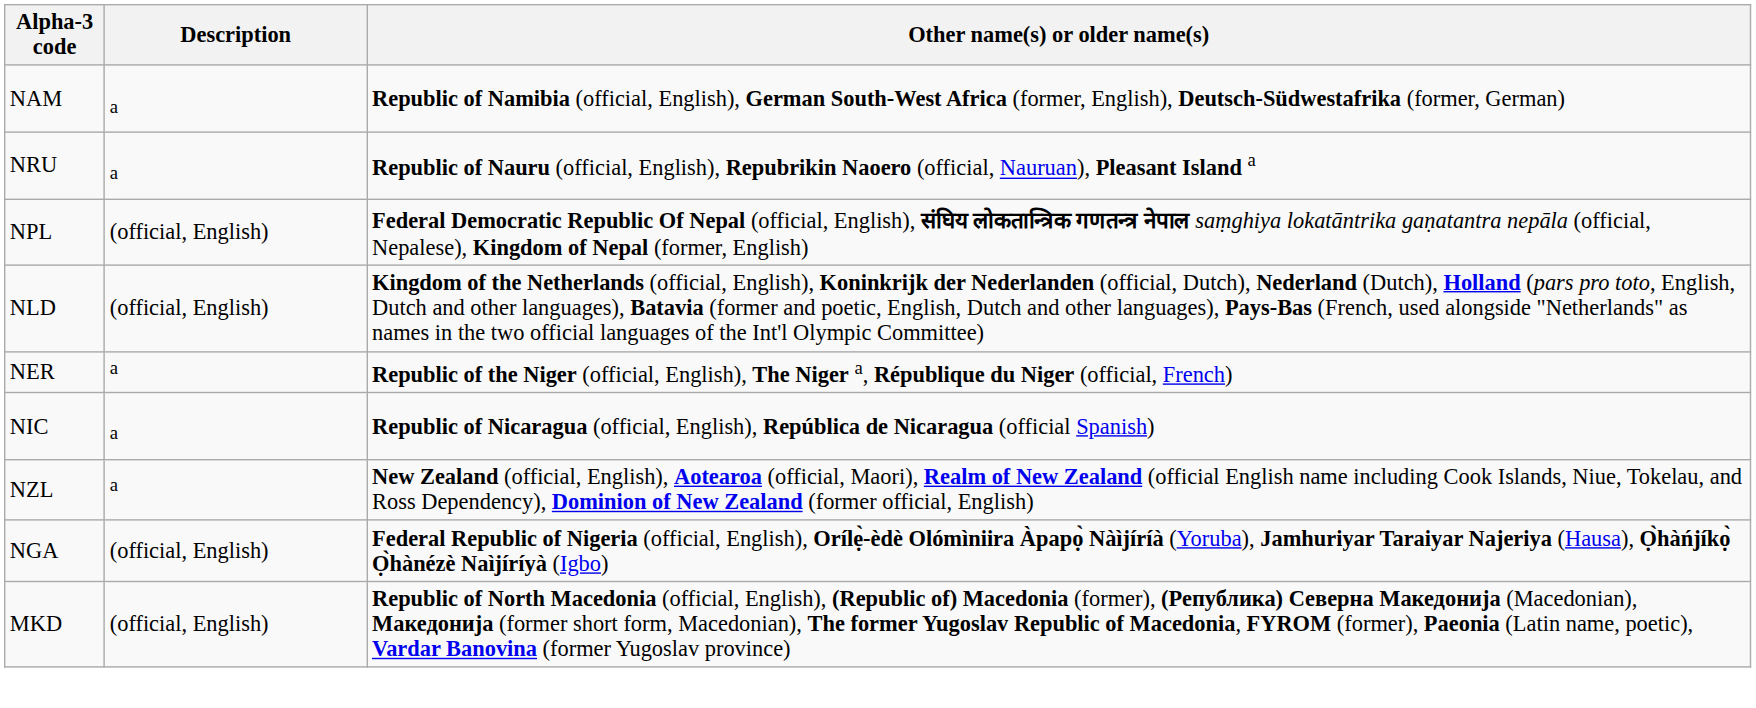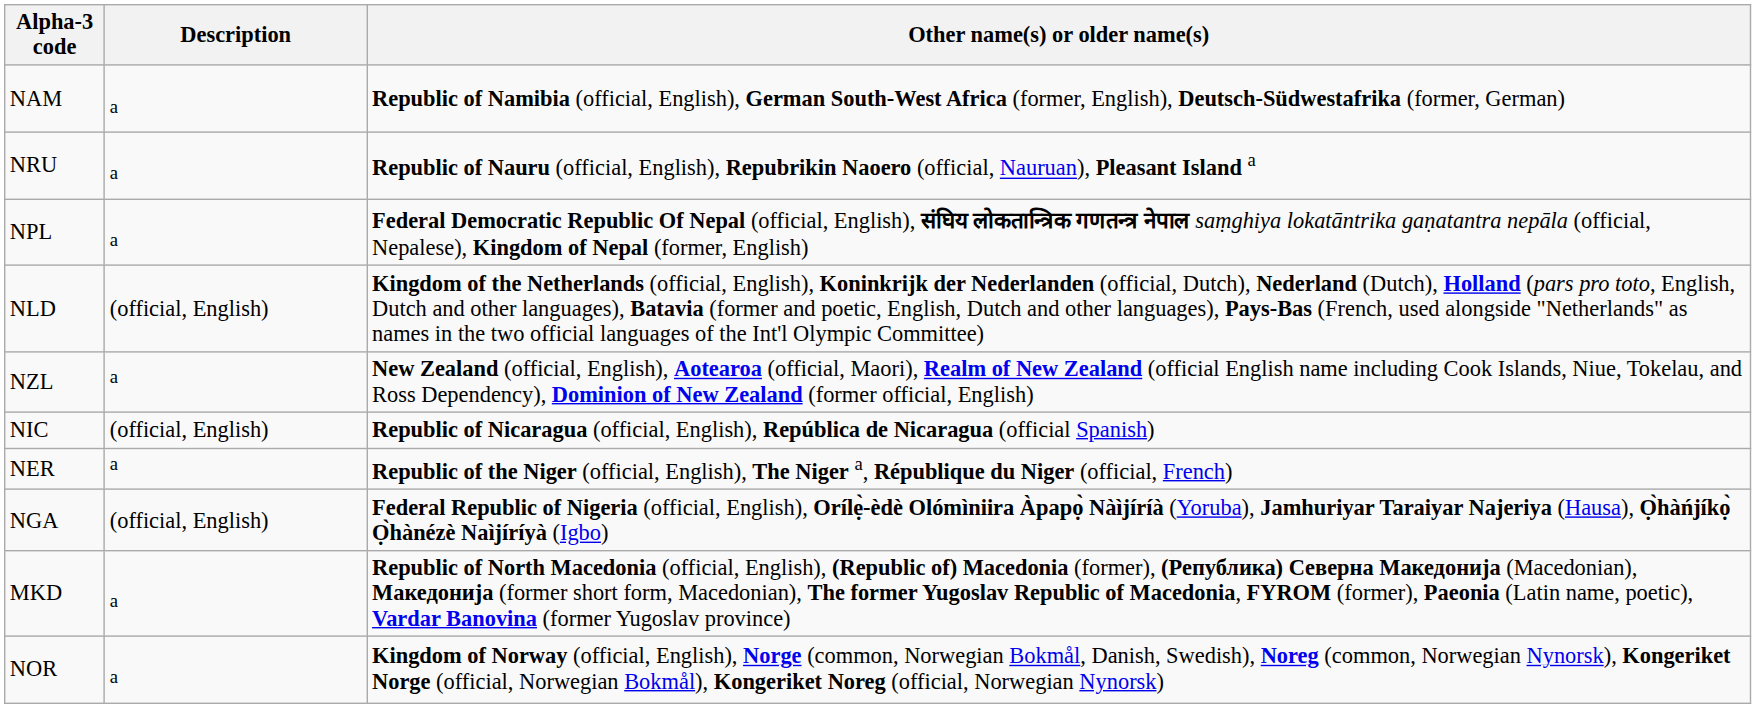(189, 231) (official, English) -> (114, 240) a
rows swapped: (32, 489) <-> (32, 371)
(114, 434) a -> (189, 429) (official, English)
(189, 623) (official, English) -> (114, 601) a
+ row: (34, 669)
